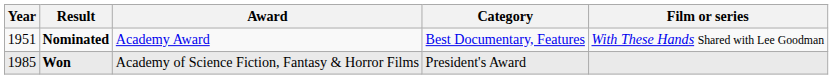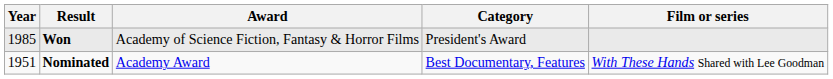rows swapped: (76, 39) <-> (57, 63)
